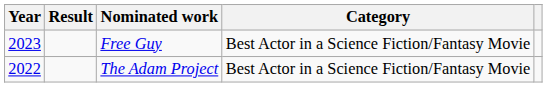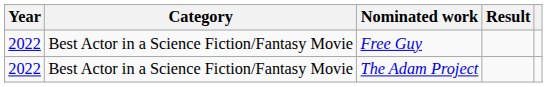columns swapped: (378, 17) <-> (71, 17)
(25, 43) 2023 -> (25, 43) 2022
